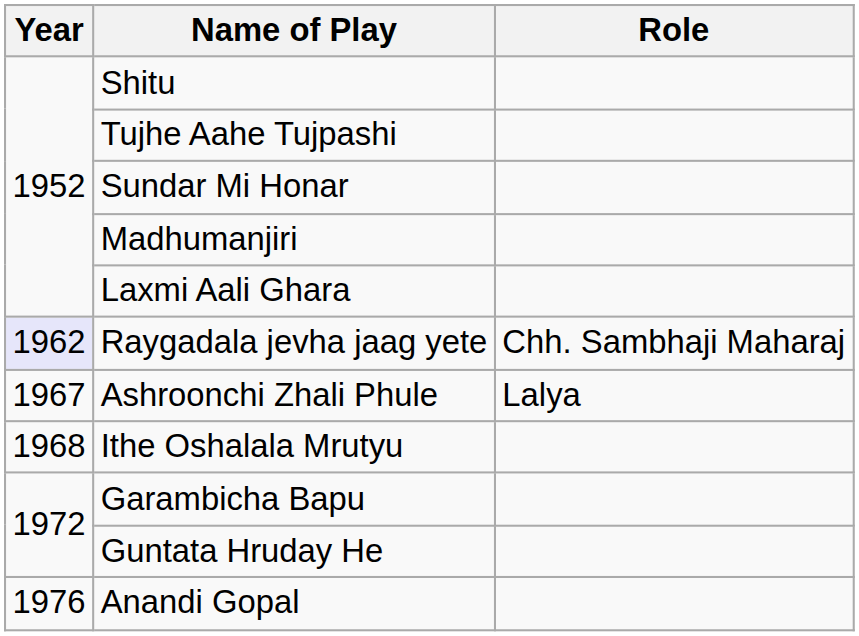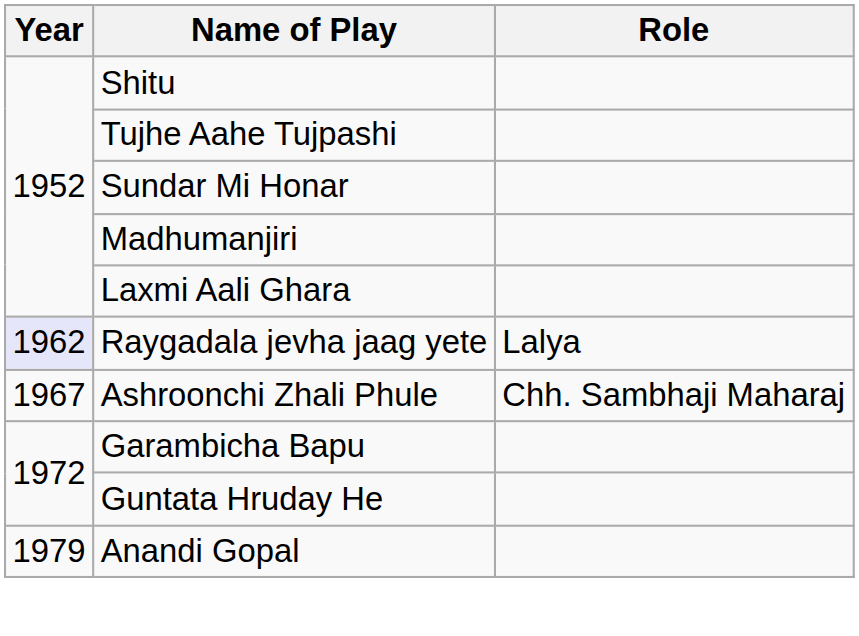(674, 342) Chh. Sambhaji Maharaj -> (542, 342) Lalya
(542, 394) Lalya -> (674, 394) Chh. Sambhaji Maharaj
- row: (252, 446)
(49, 602) 1976 -> (49, 550) 1979
